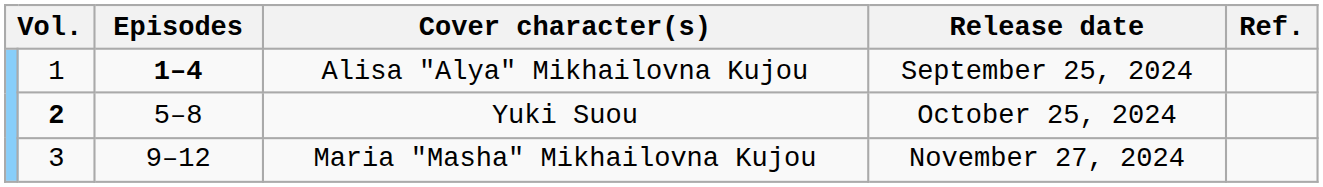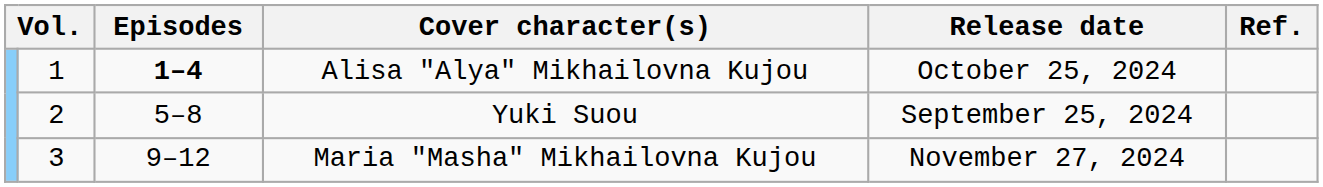(1047, 71) September 25, 2024 -> (1047, 71) October 25, 2024
(56, 115) bold -> (56, 115) normal
(1047, 115) October 25, 2024 -> (1047, 115) September 25, 2024
